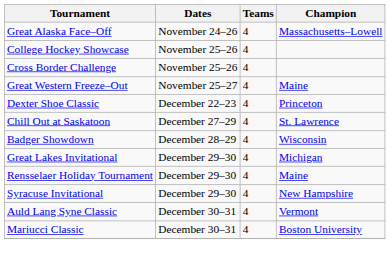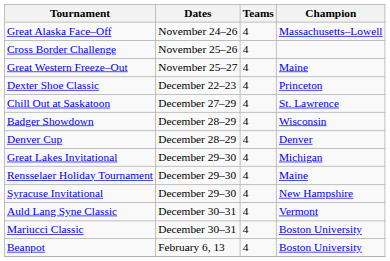- row: (68, 49)
+ row: (35, 139)
+ row: (26, 247)
